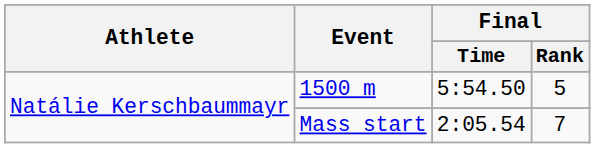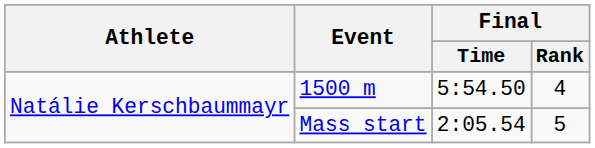(560, 90) 5 -> (560, 90) 4
(560, 125) 7 -> (560, 125) 5
